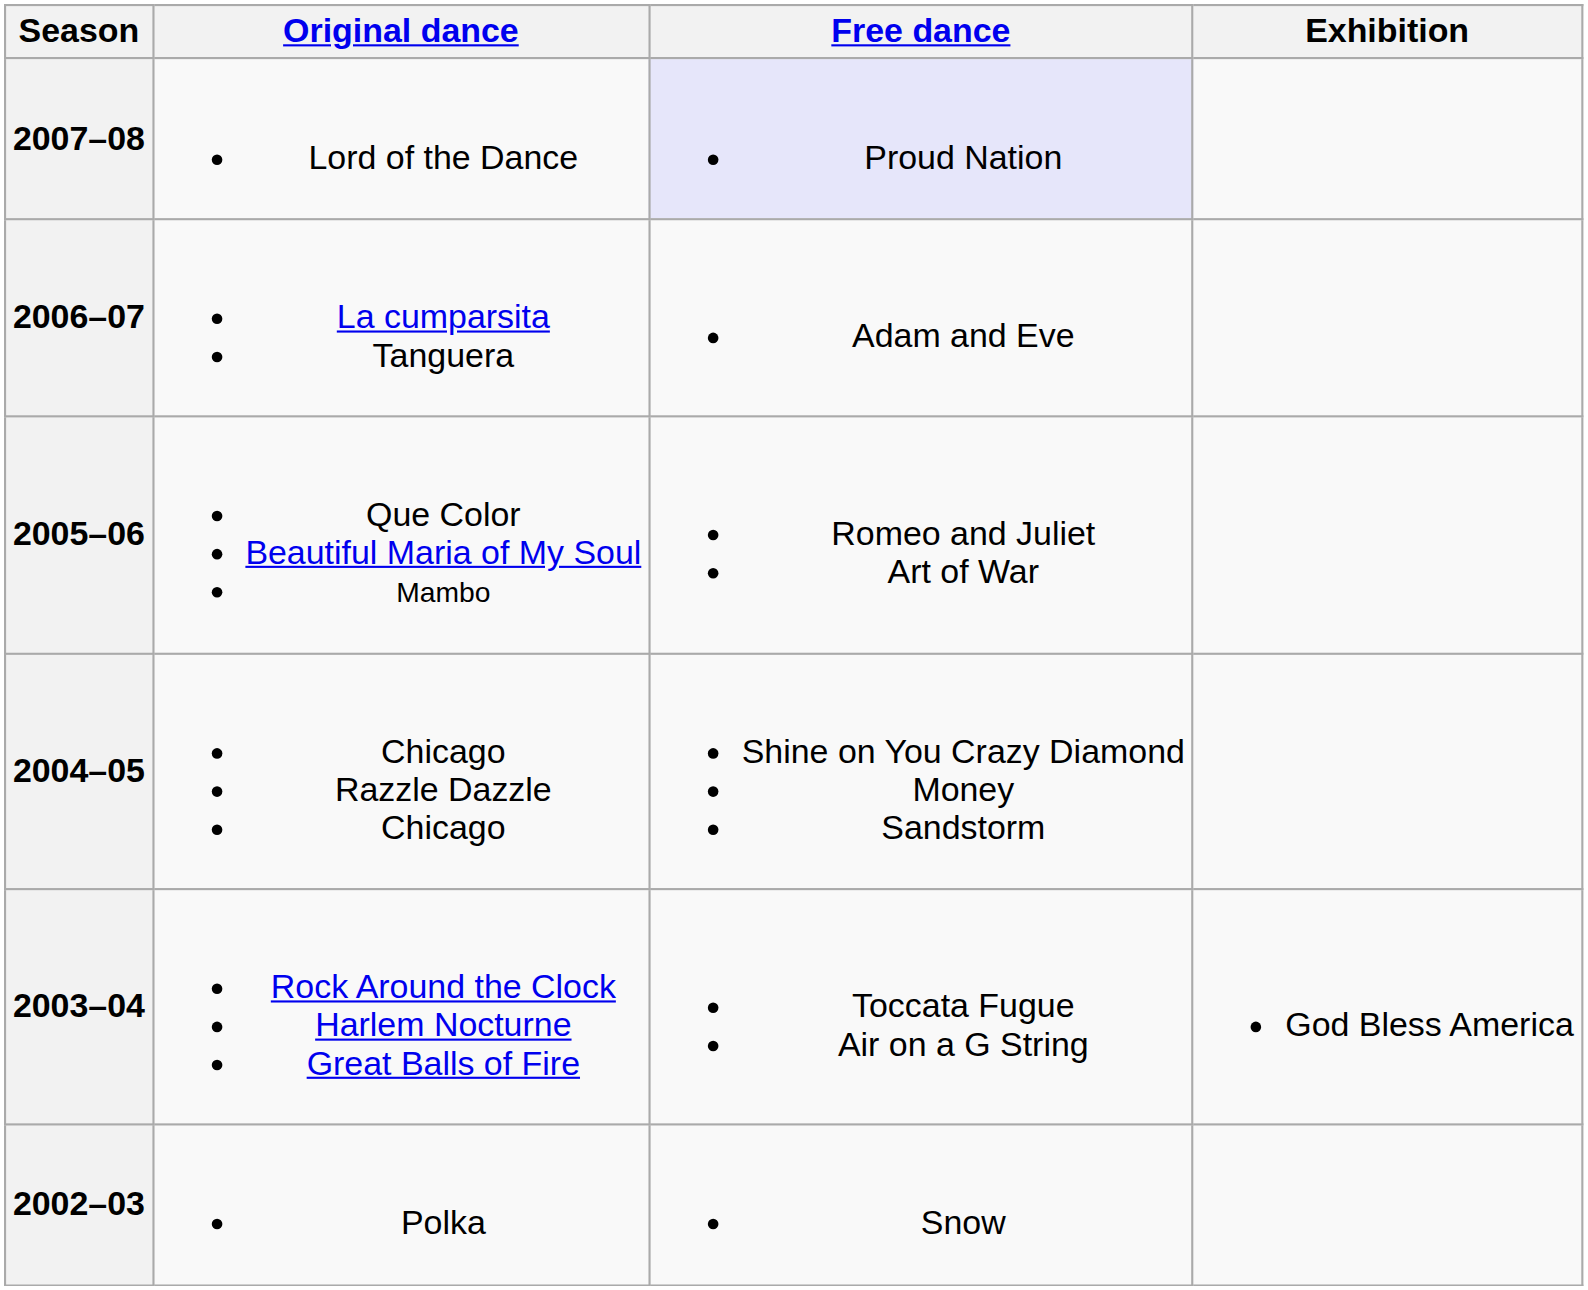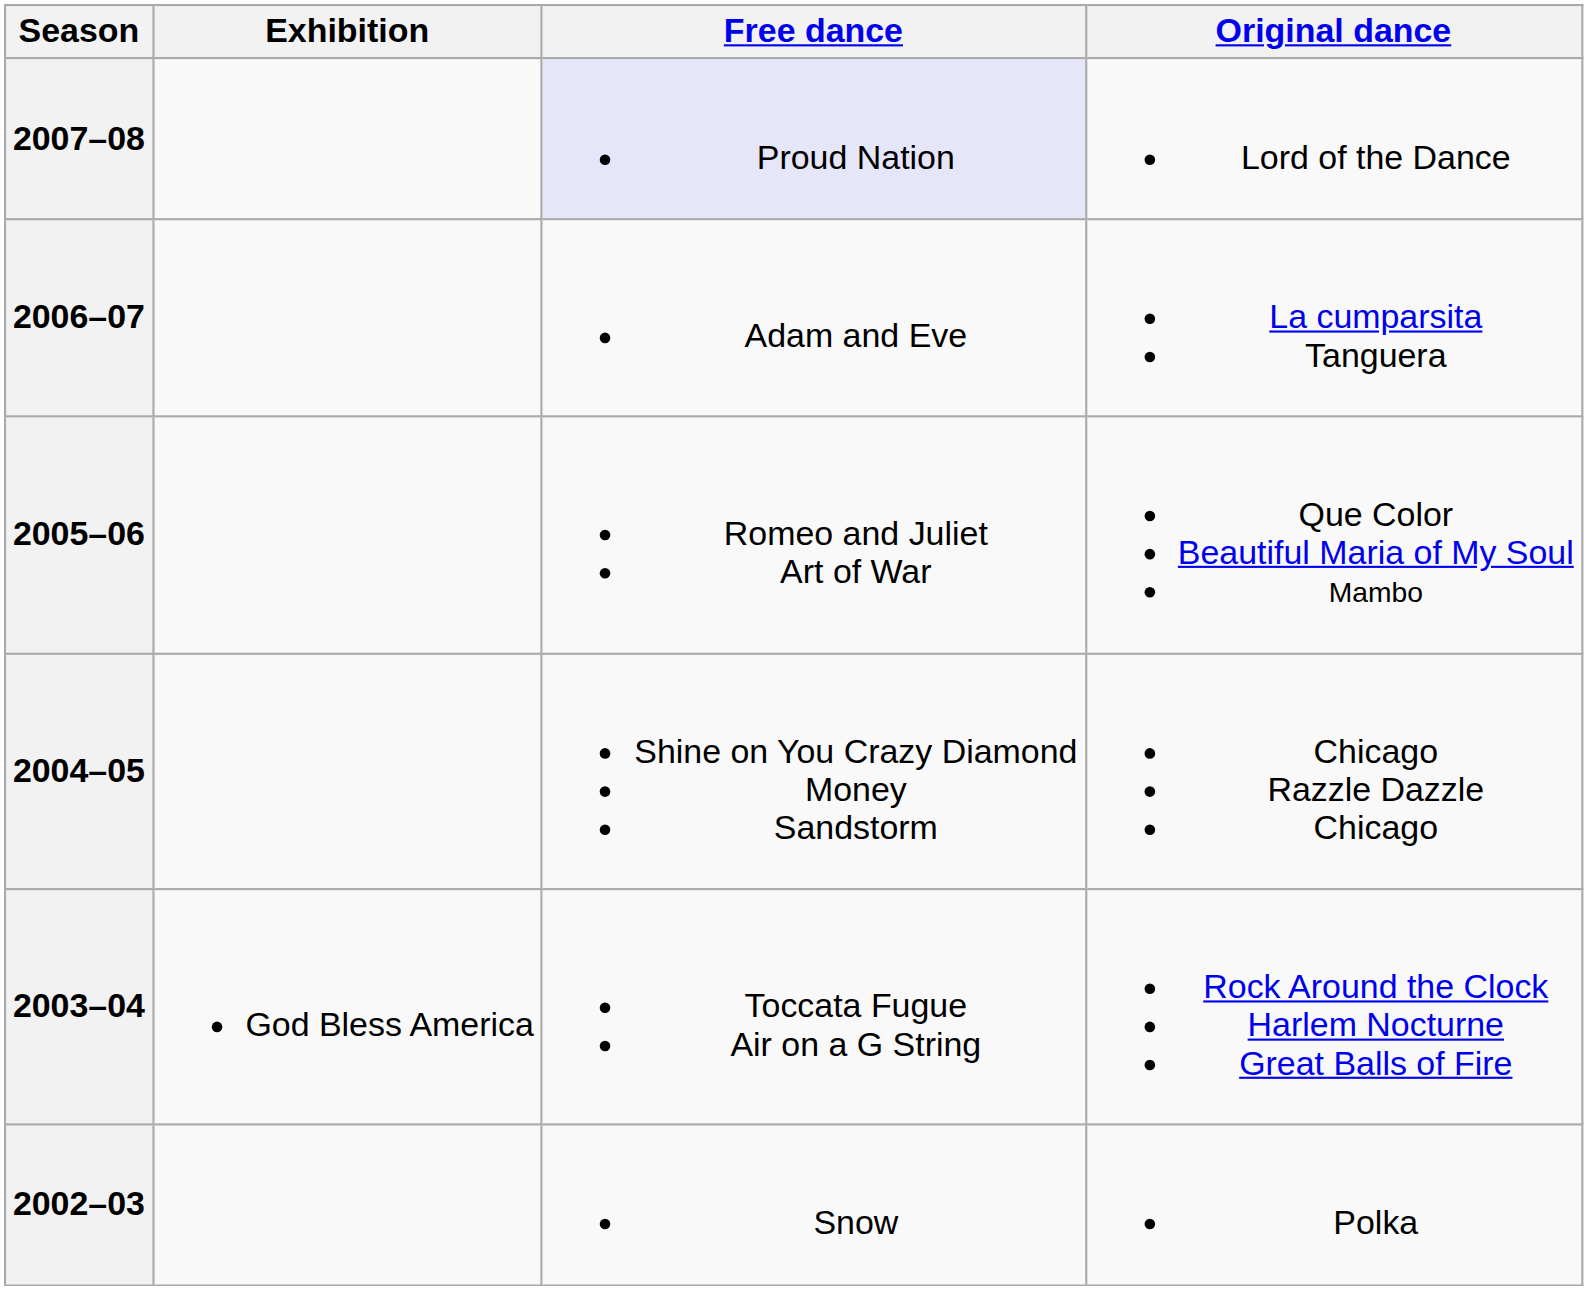columns swapped: (401, 31) <-> (1387, 31)
